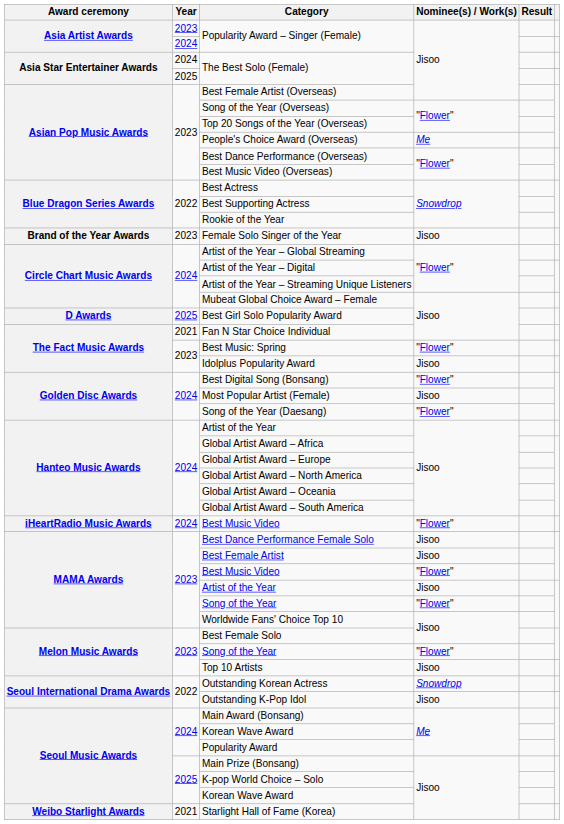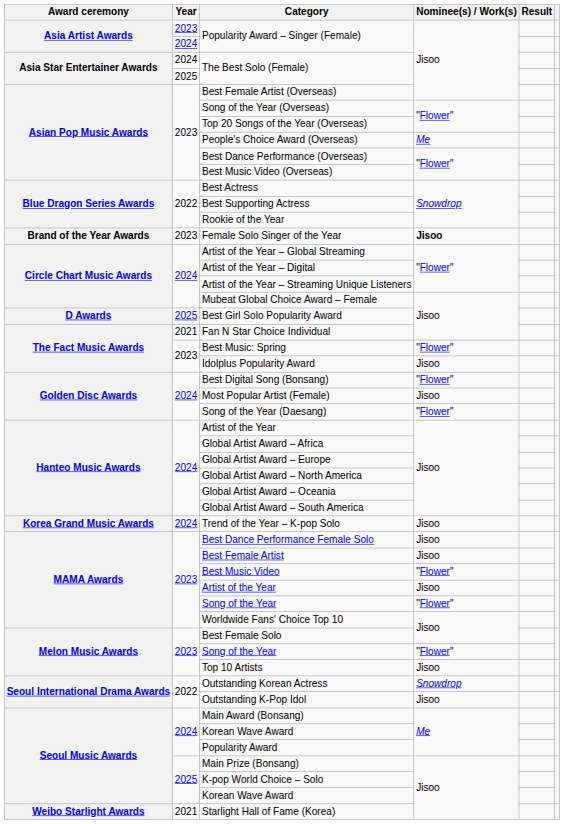(428, 236) normal -> (429, 236) bold
- row: (186, 524)
+ row: (186, 524)
